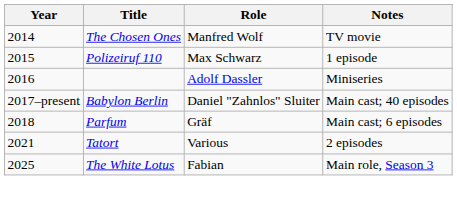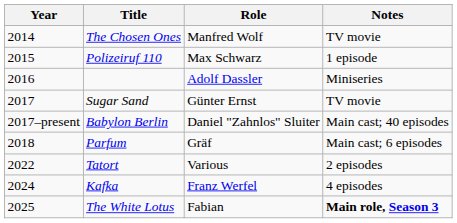+ row: (117, 100)
(21, 143) 2021 -> (21, 164) 2022
+ row: (102, 185)
(380, 164) normal -> (382, 206) bold
